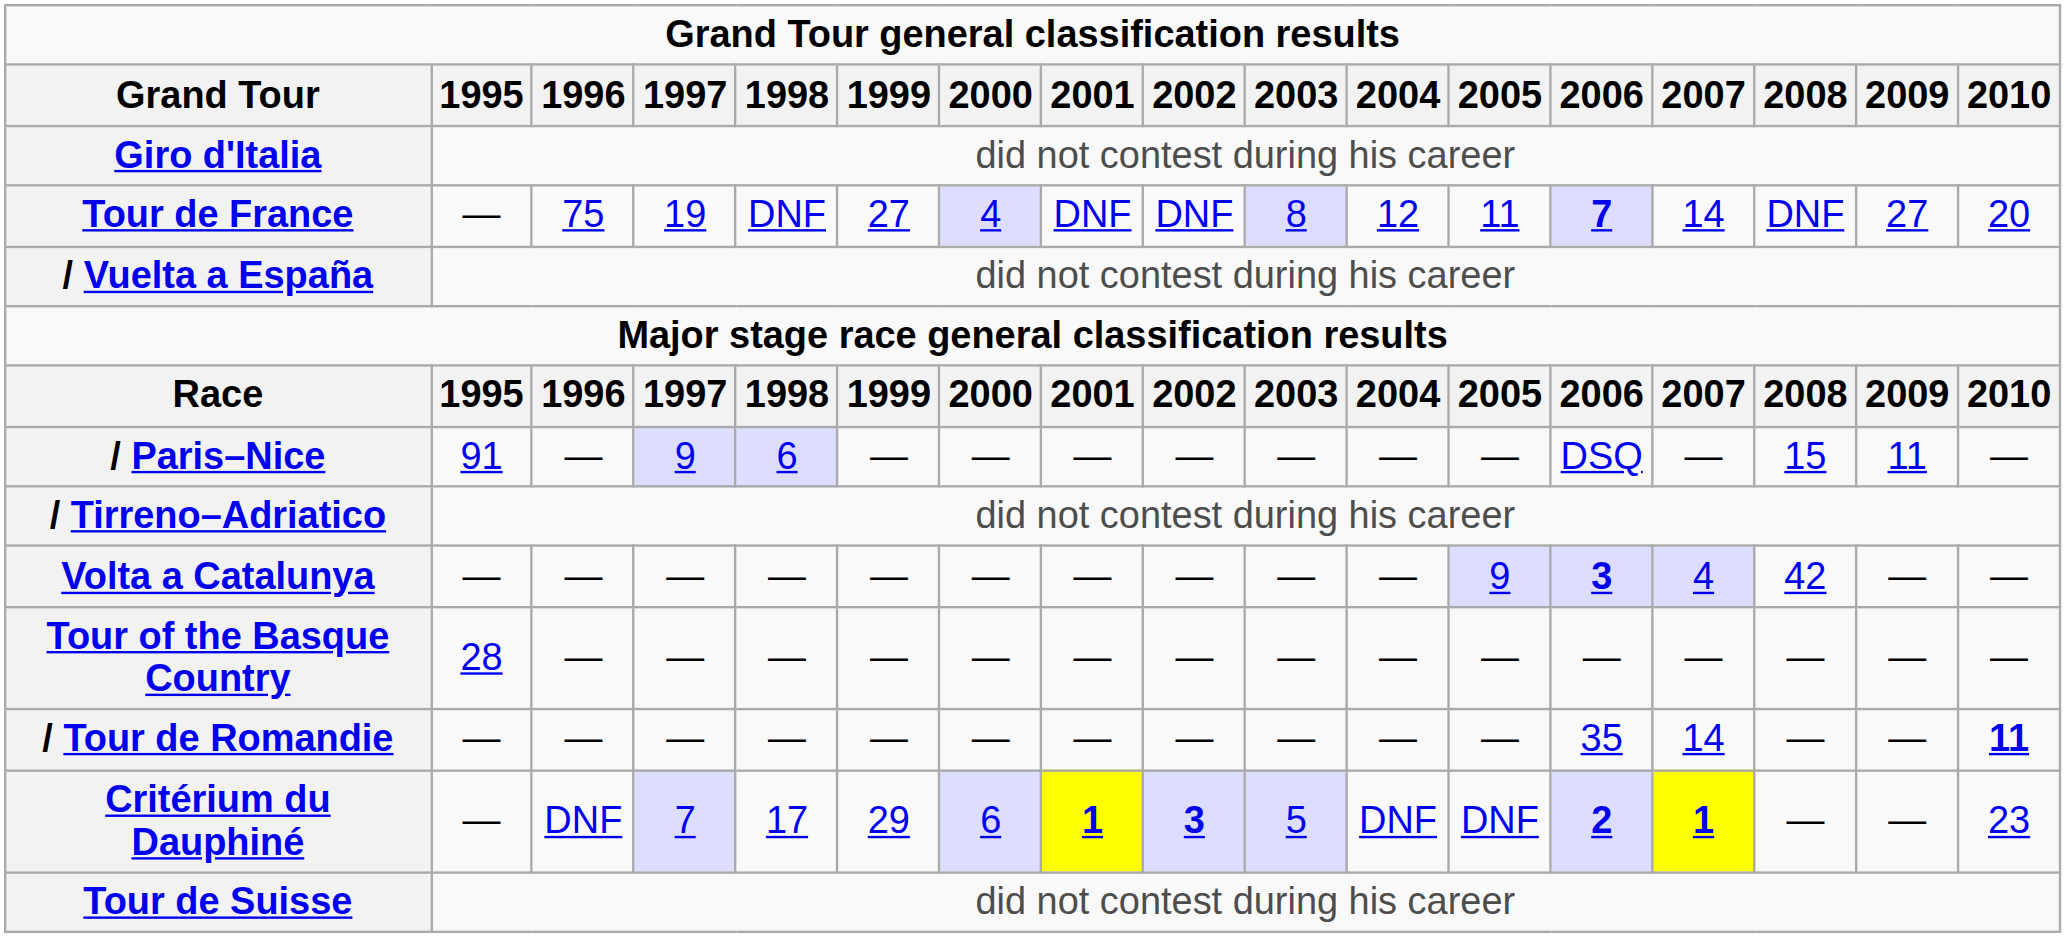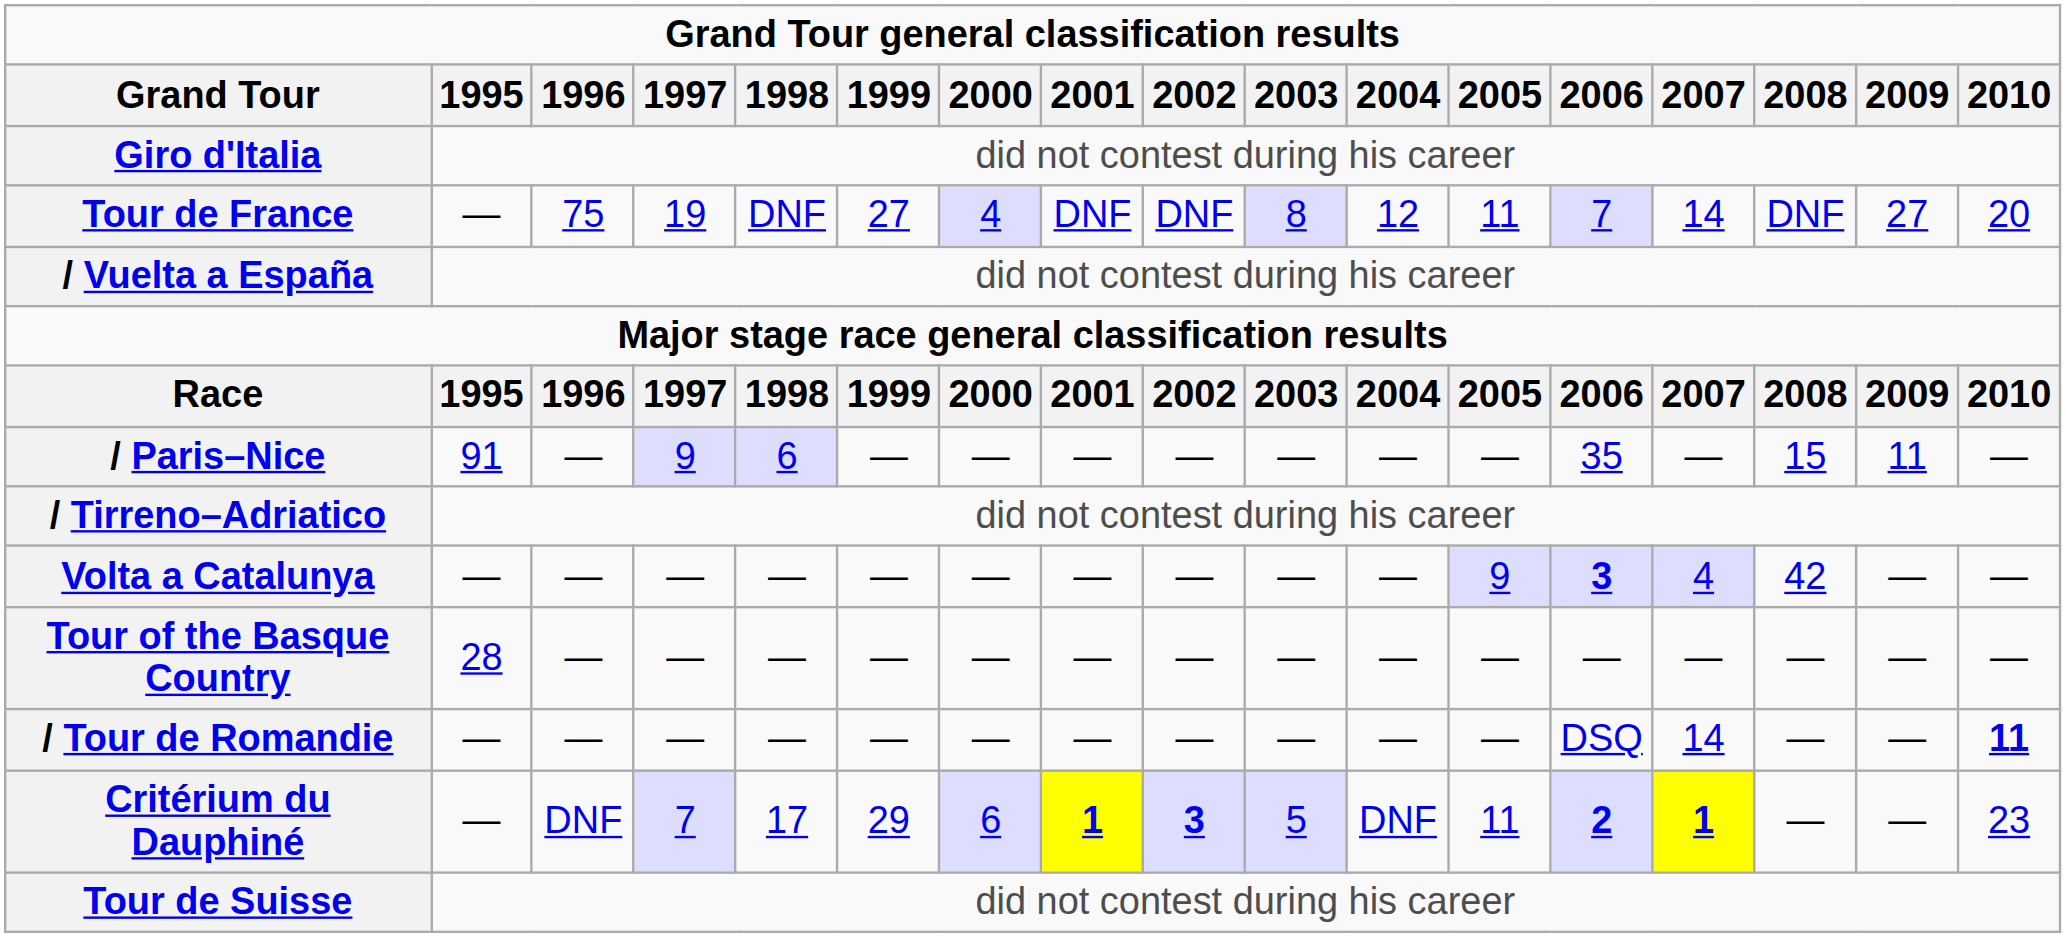(1602, 214) bold -> (1602, 214) normal
(1602, 455) DSQ -> (1602, 455) 35
(1602, 738) 35 -> (1602, 738) DSQ
(1500, 820) DNF -> (1500, 820) 11
